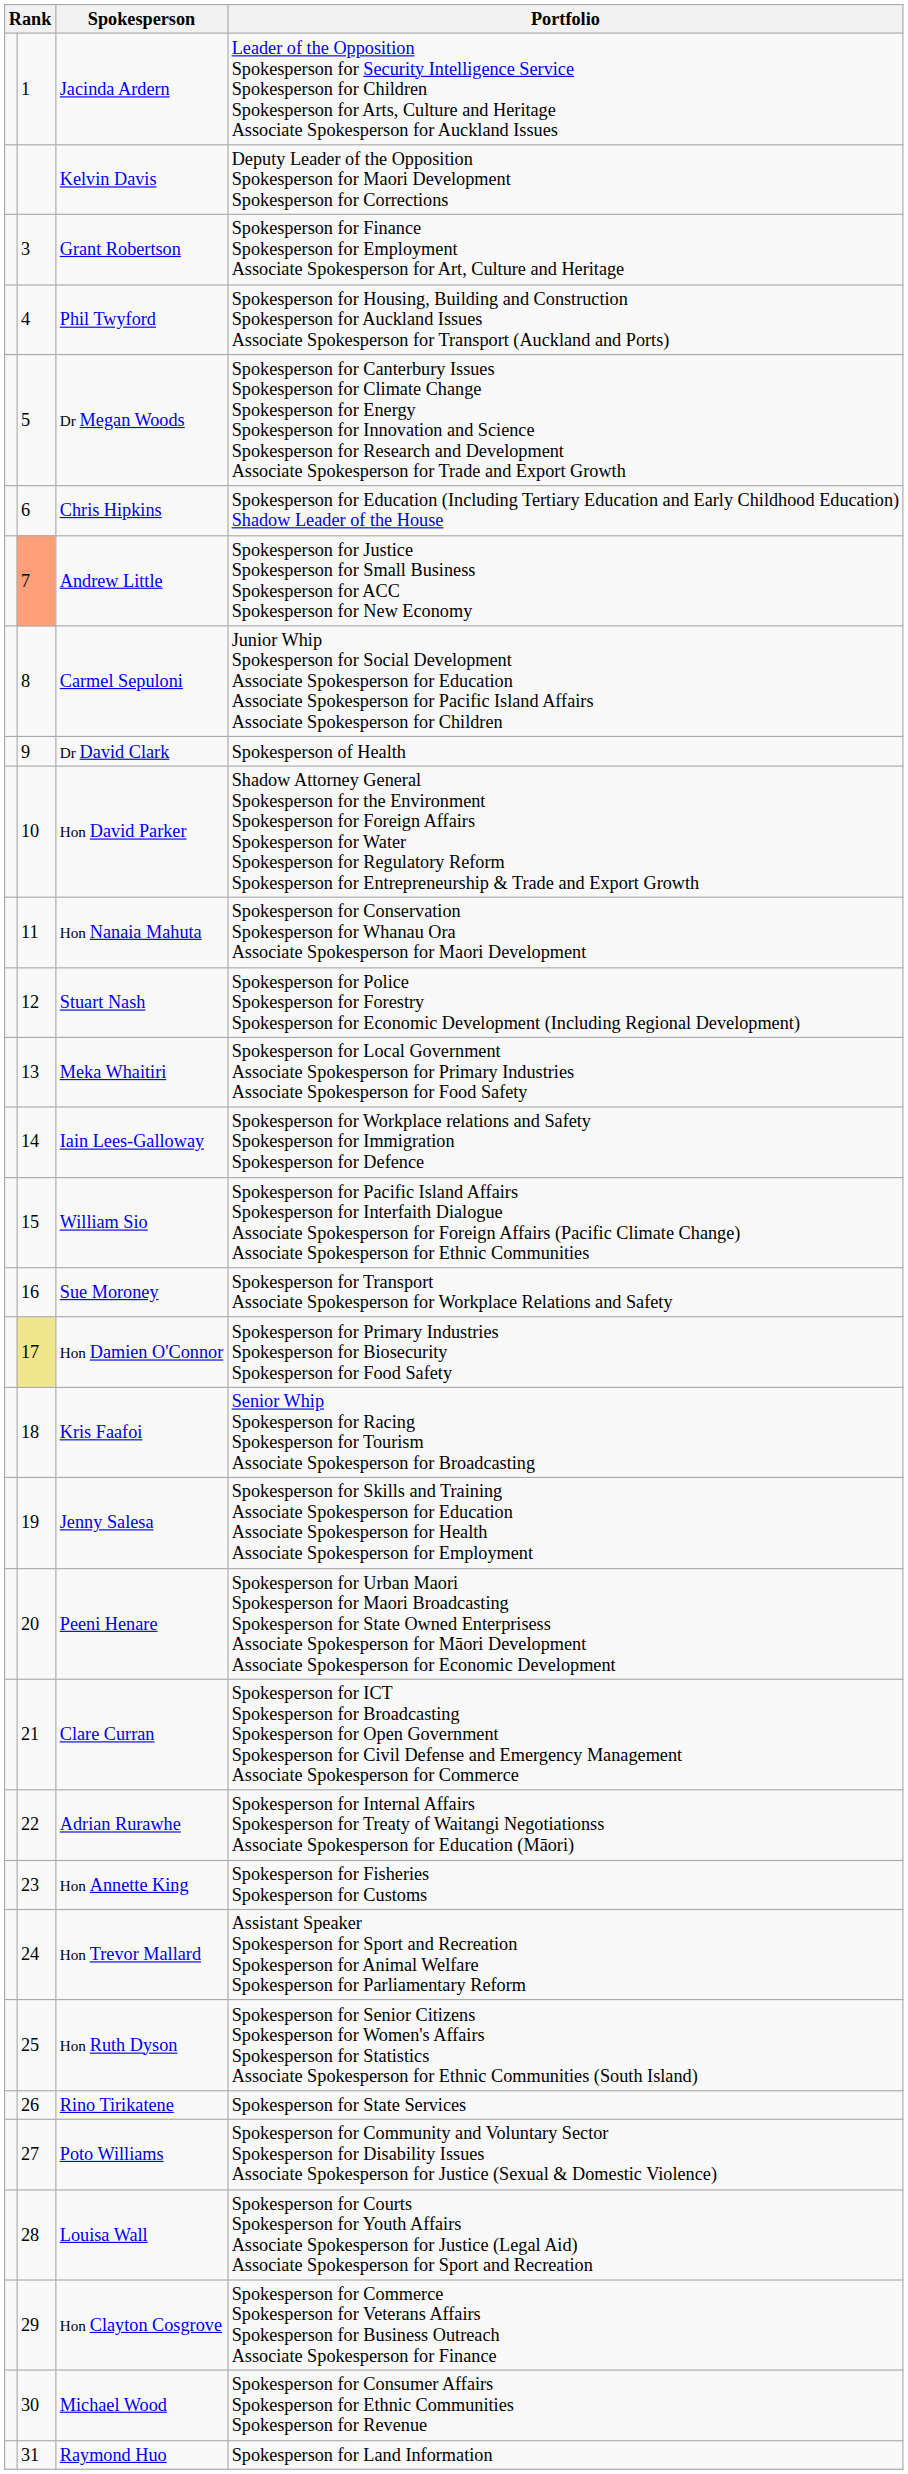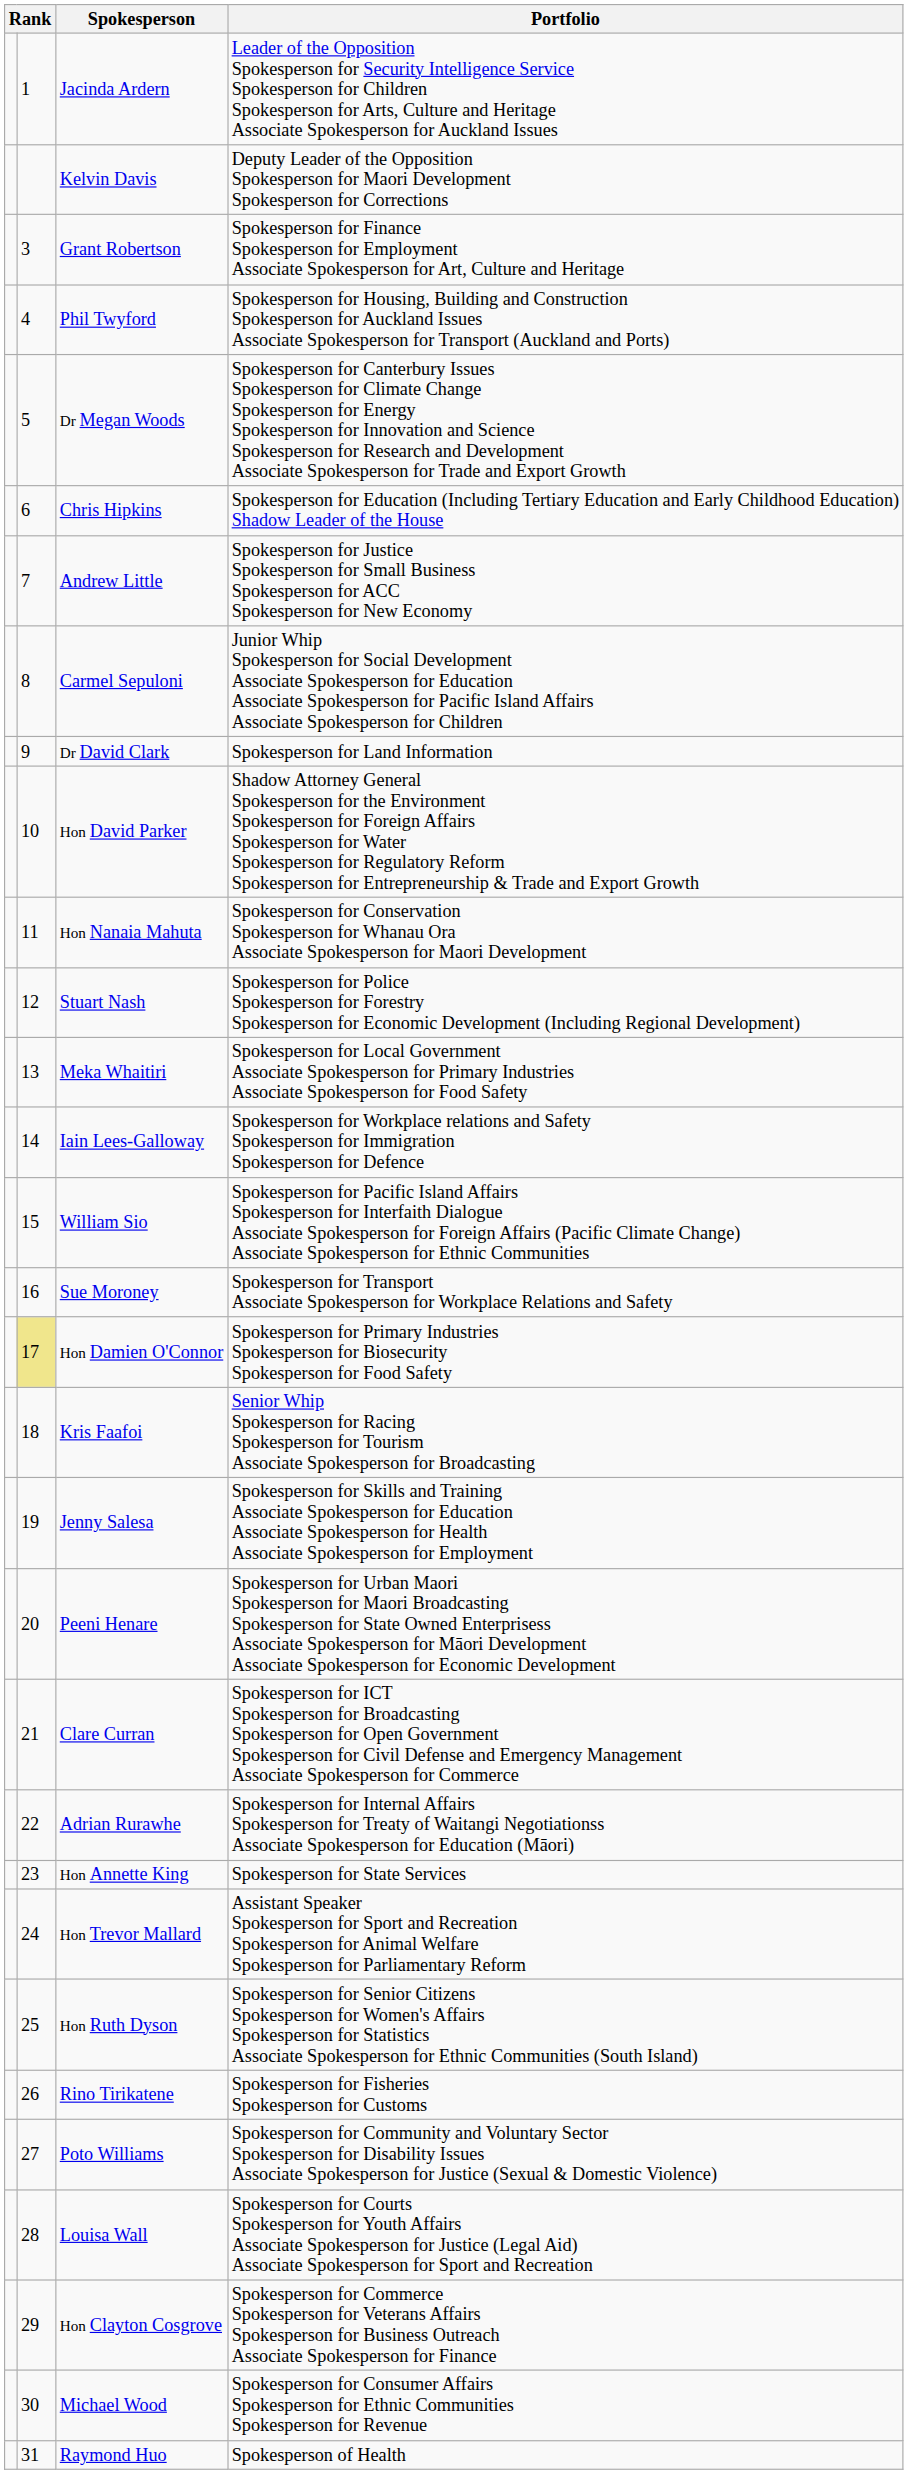(26, 580) lightsalmon background -> (26, 580) no background
(319, 751) Spokesperson of Health -> (362, 751) Spokesperson for Land Information
(330, 1884) Spokesperson for Fisheries Spokesperson for Customs -> (349, 1874) Spokesperson for State Services
(349, 2104) Spokesperson for State Services -> (330, 2094) Spokesperson for Fisheries Spokesperson for Customs
(362, 2454) Spokesperson for Land Information -> (319, 2454) Spokesperson of Health
